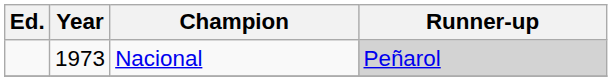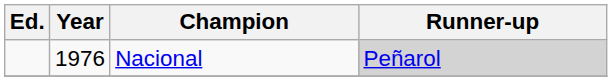(80, 57) 1973 -> (80, 57) 1976
